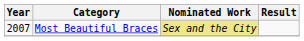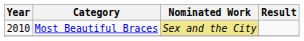(18, 28) 2007 -> (18, 28) 2010
